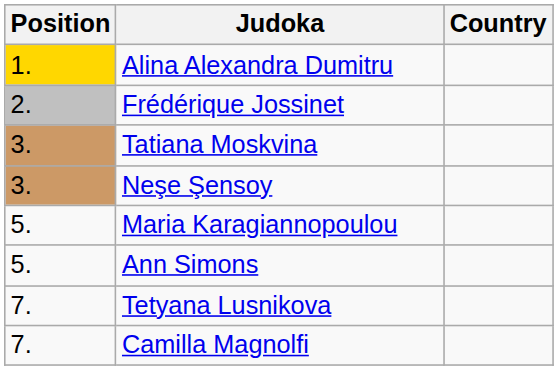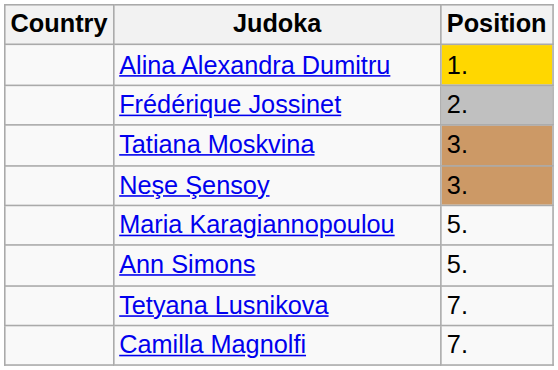columns swapped: (60, 24) <-> (498, 24)
